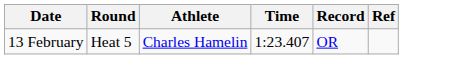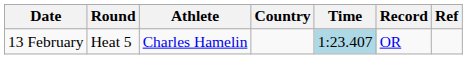+ column: (283, 16)
(282, 41) no background -> (345, 41) lightblue background
